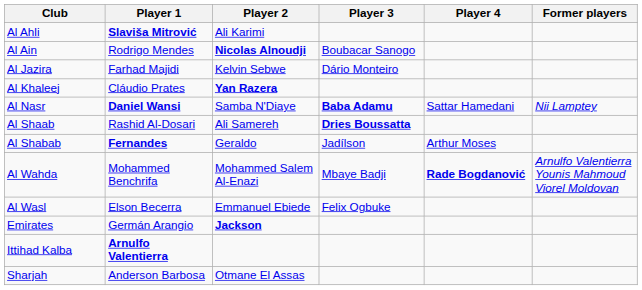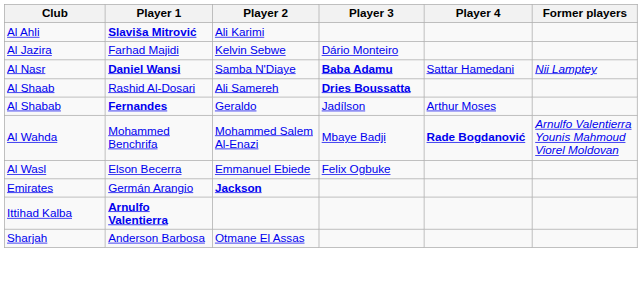- row: (22, 50)
- row: (33, 87)
